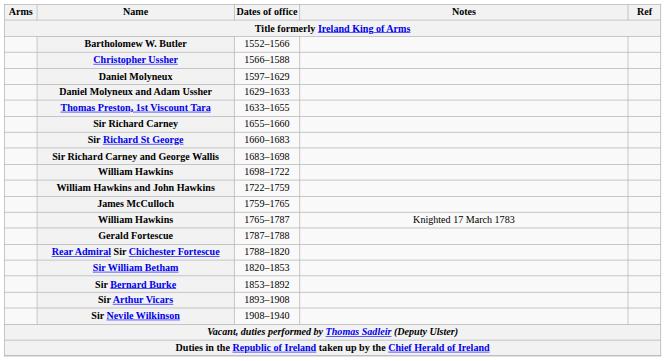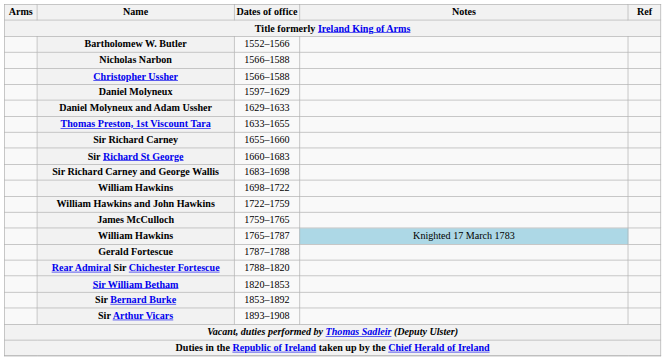+ row: (136, 60)
(464, 220) no background -> (464, 236) lightblue background
- row: (136, 316)
